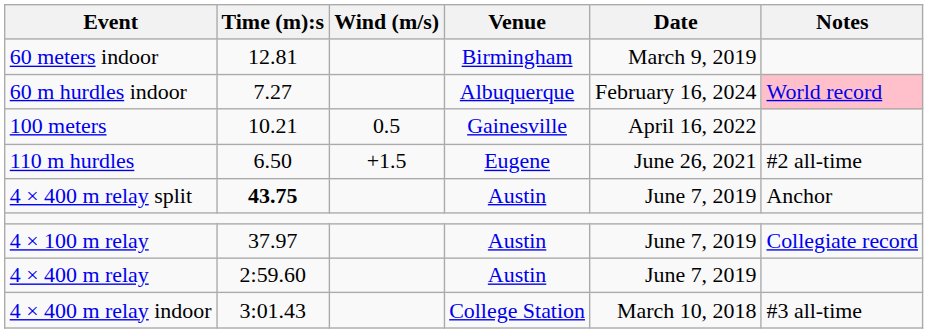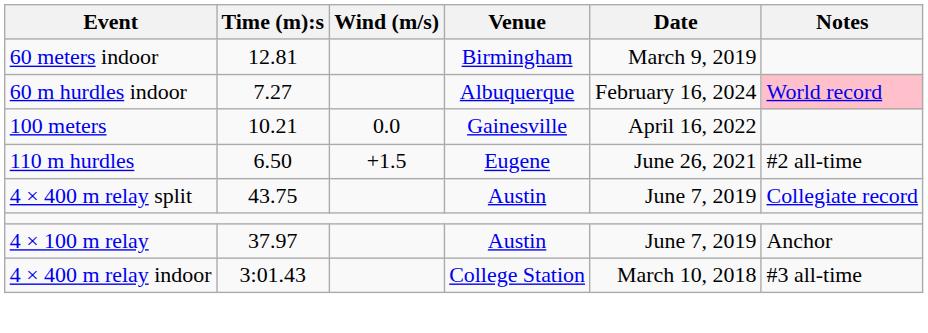(387, 126) 0.5 -> (387, 126) 0.0
(273, 195) bold -> (273, 195) normal
(799, 195) Anchor -> (842, 195) Collegiate record
(842, 240) Collegiate record -> (799, 240) Anchor
- row: (79, 275)
